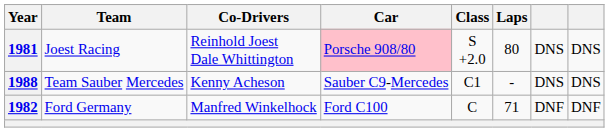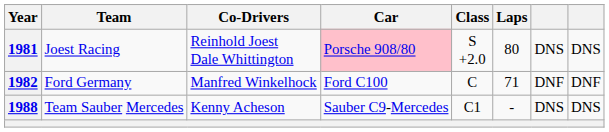rows swapped: (23, 108) <-> (23, 83)
